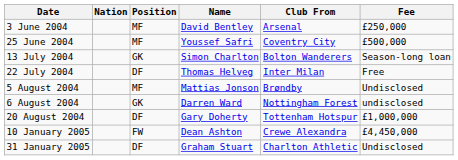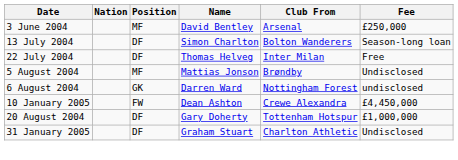- row: (40, 42)
(138, 57) GK -> (138, 42) DF
rows swapped: (45, 117) <-> (48, 132)
